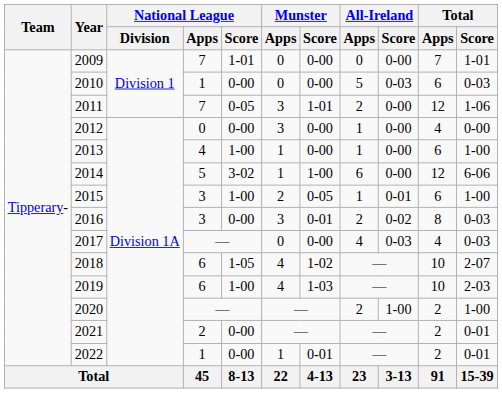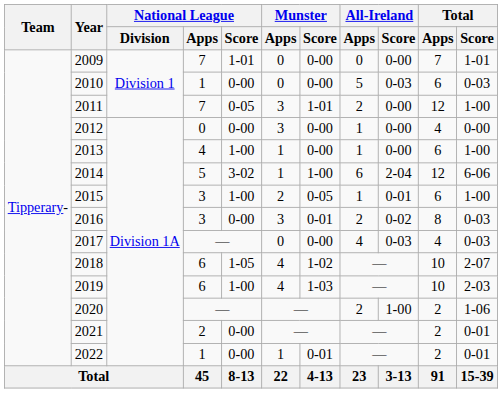(477, 106) 1-06 -> (477, 106) 1-00
(398, 173) 0-00 -> (398, 173) 2-04
(477, 309) 1-00 -> (477, 309) 1-06
